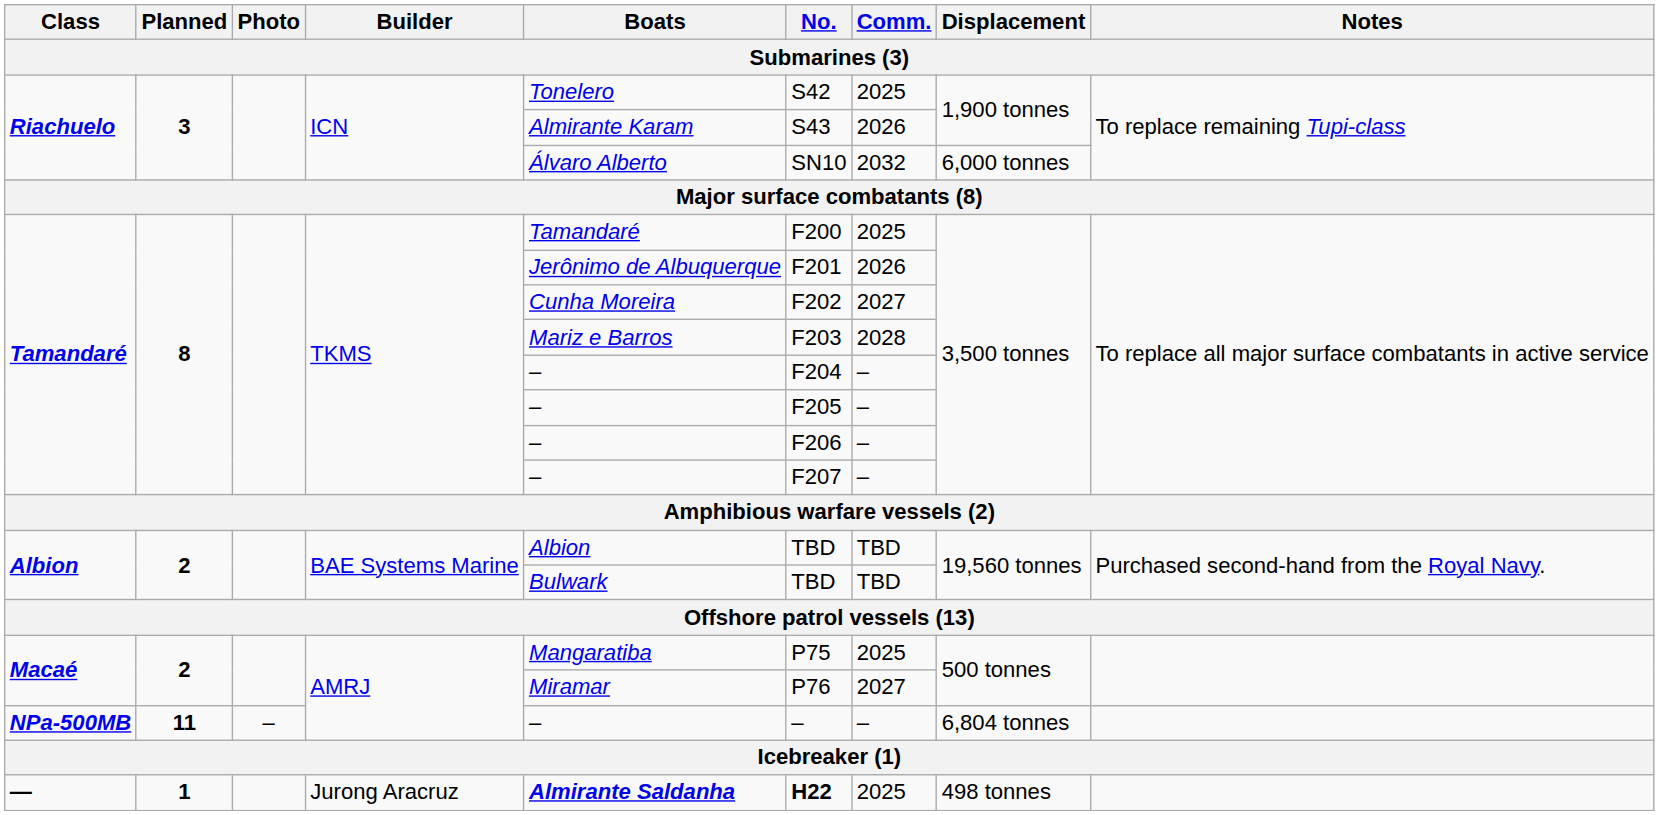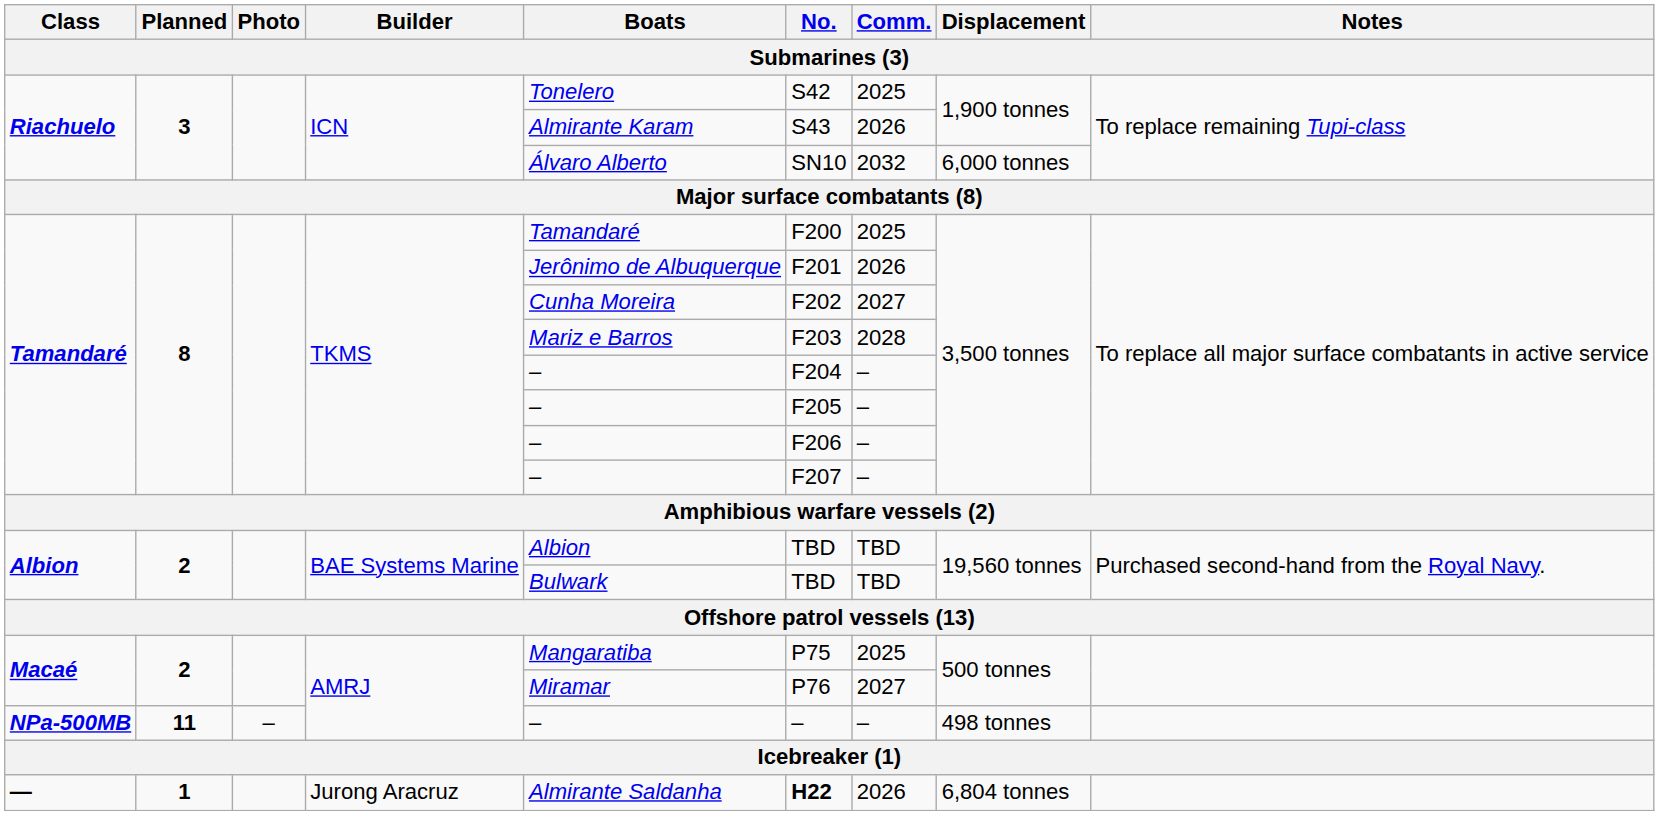(1006, 722) 6,804 tonnes -> (996, 722) 498 tonnes
(632, 792) bold -> (625, 792) normal
(881, 792) 2025 -> (881, 792) 2026
(996, 792) 498 tonnes -> (1006, 792) 6,804 tonnes
